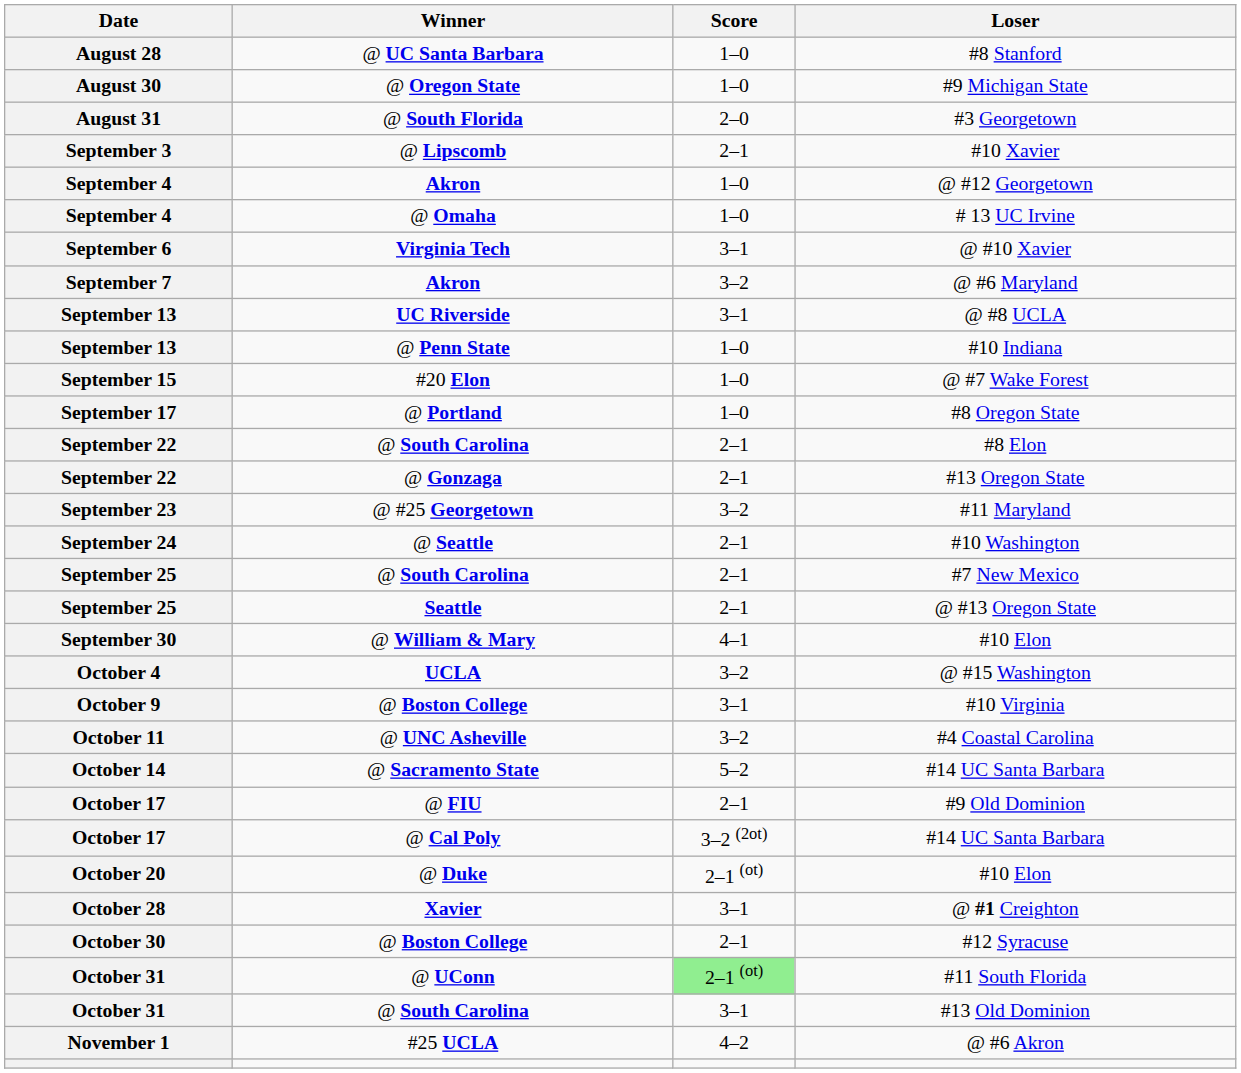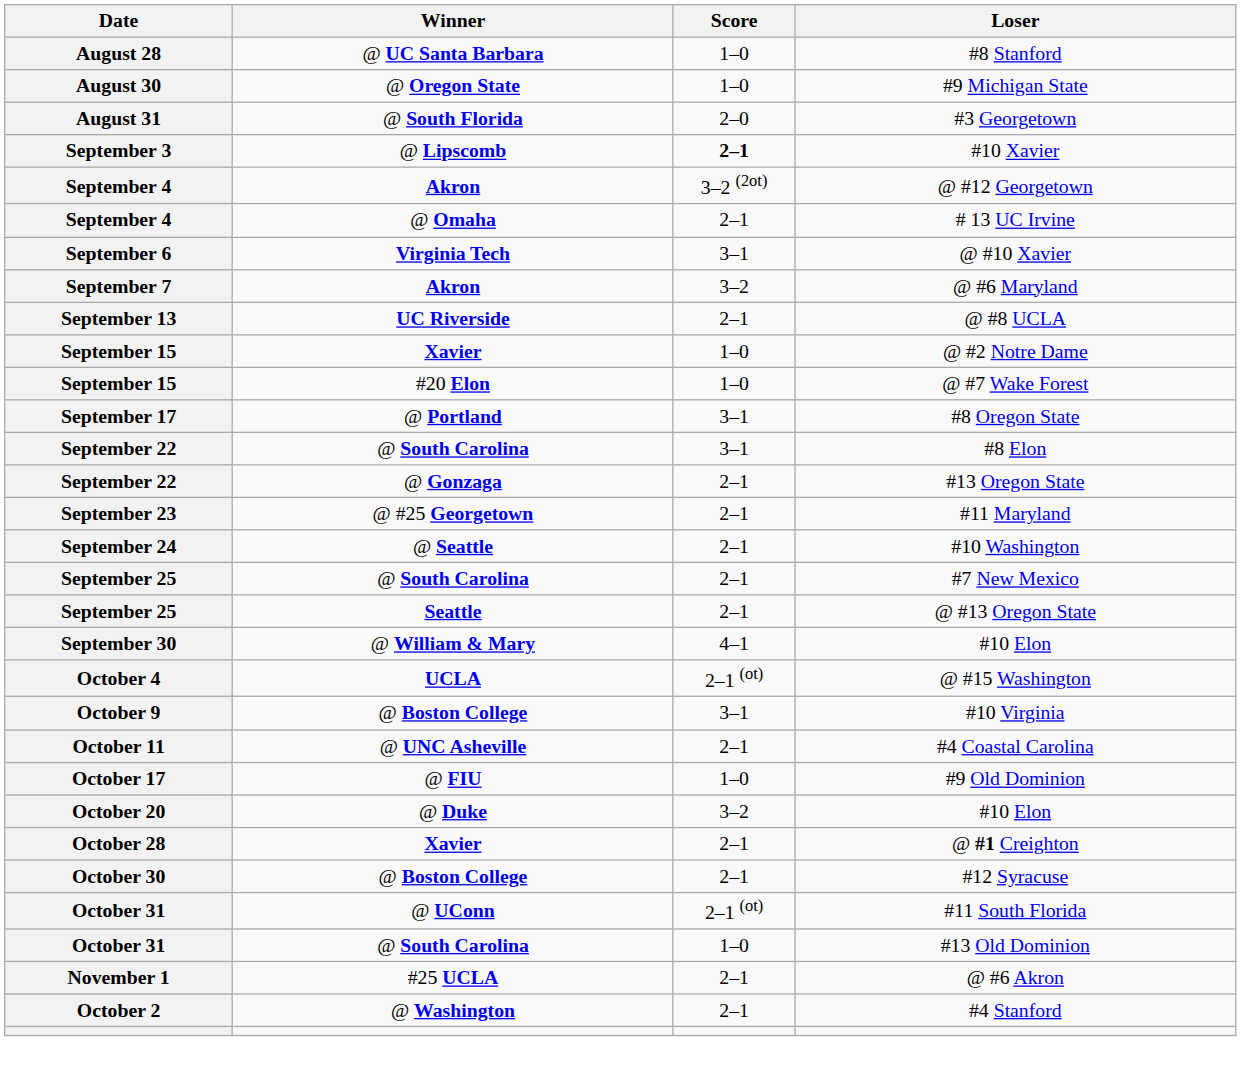(734, 151) normal -> (734, 151) bold
(734, 183) 1–0 -> (734, 185) 3–2 (2ot)
(734, 216) 1–0 -> (734, 220) 2–1
(734, 314) 3–1 -> (734, 318) 2–1
- row: (453, 346)
+ row: (453, 350)
(734, 411) 1–0 -> (734, 415) 3–1
(734, 444) 2–1 -> (734, 448) 3–1
(734, 509) 3–2 -> (734, 513) 2–1
(734, 672) 3–2 -> (734, 678) 2–1 (ot)
(734, 737) 3–2 -> (734, 745) 2–1
- row: (453, 770)
(734, 802) 2–1 -> (734, 778) 1–0
- row: (453, 837)
(734, 874) 2–1 (ot) -> (734, 810) 3–2
(734, 908) 3–1 -> (734, 843) 2–1
(734, 975) lightgreen background -> (734, 910) no background
(734, 1010) 3–1 -> (734, 945) 1–0
(734, 1042) 4–2 -> (734, 977) 2–1
+ row: (453, 1010)
